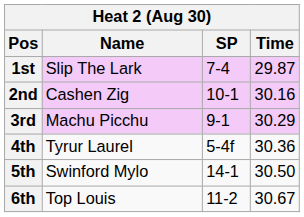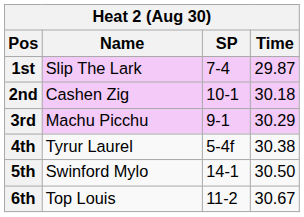(275, 95) 30.16 -> (275, 95) 30.18
(275, 146) 30.36 -> (275, 146) 30.38
